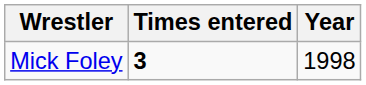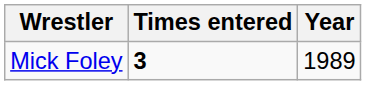(329, 60) 1998 -> (329, 60) 1989
